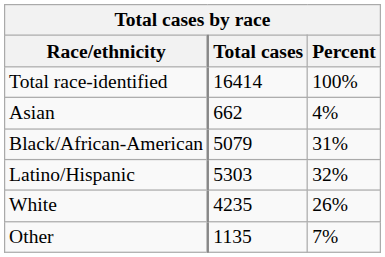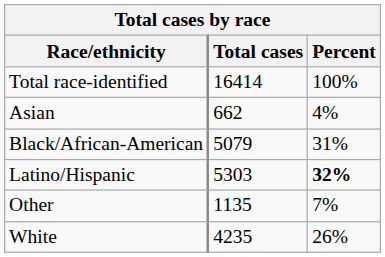(330, 174) normal -> (332, 174) bold
rows swapped: (33, 205) <-> (31, 236)
